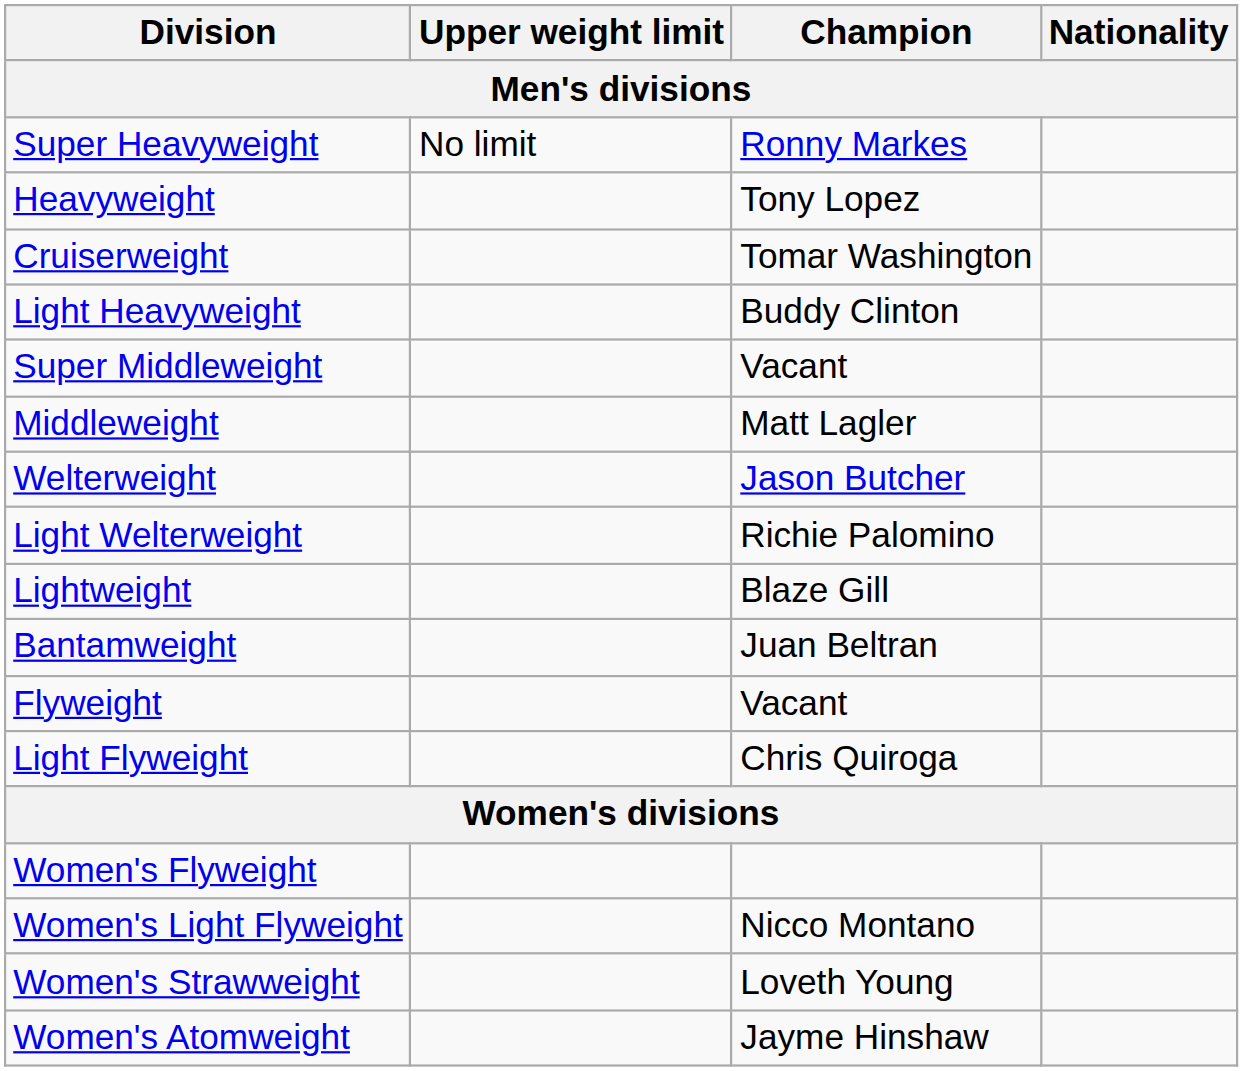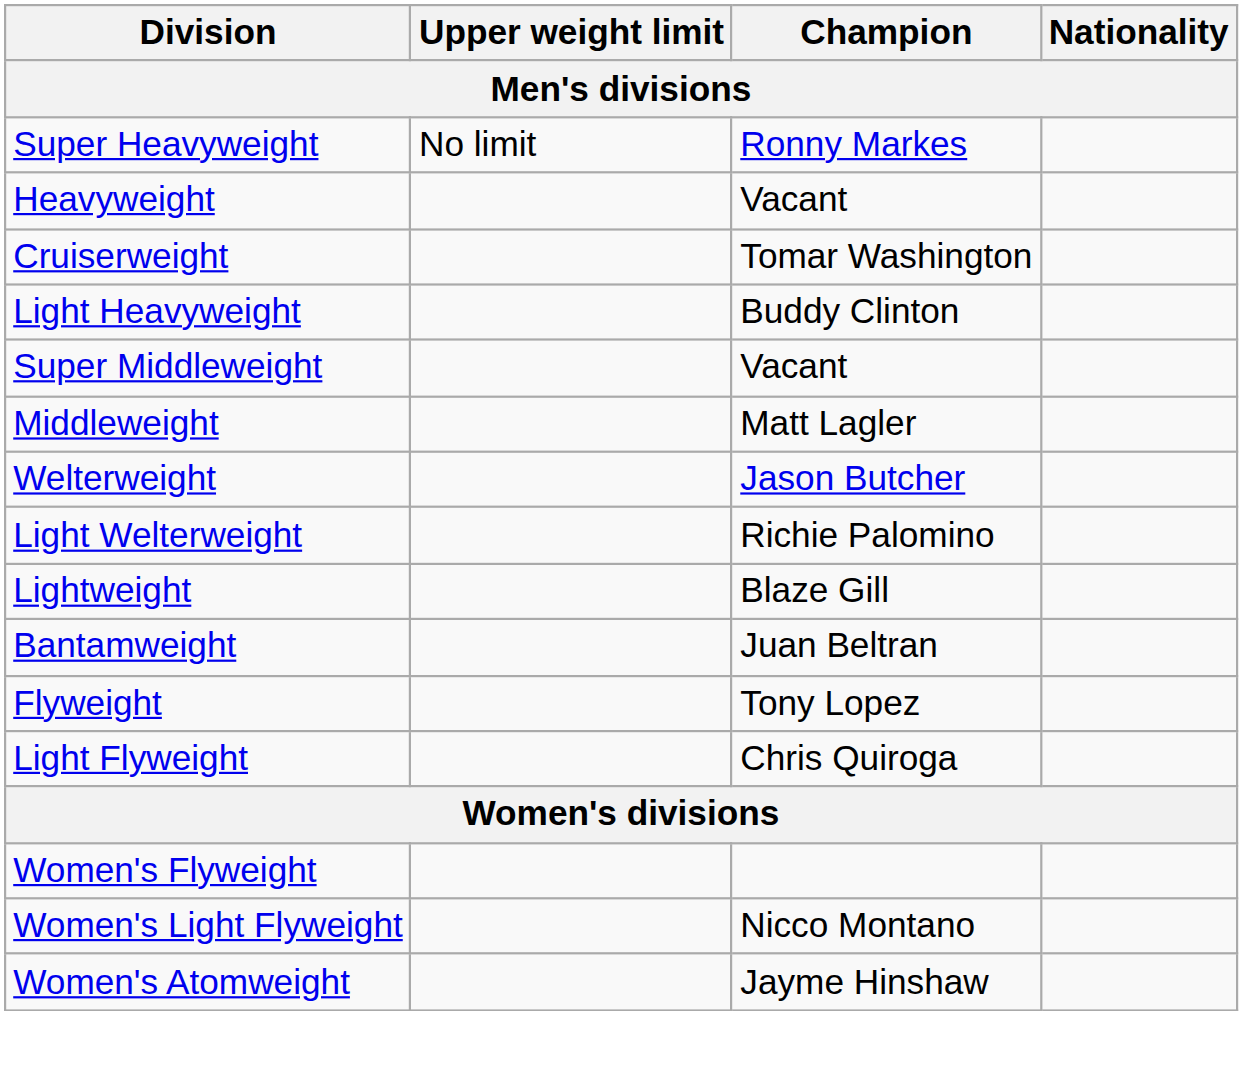(830, 199) Tony Lopez -> (794, 199) Vacant
(794, 702) Vacant -> (830, 702) Tony Lopez
- row: (186, 981)
